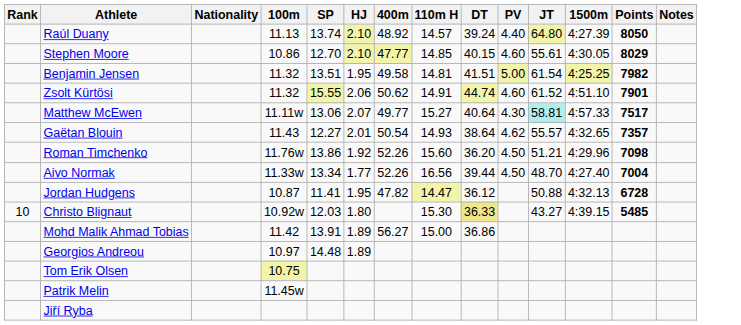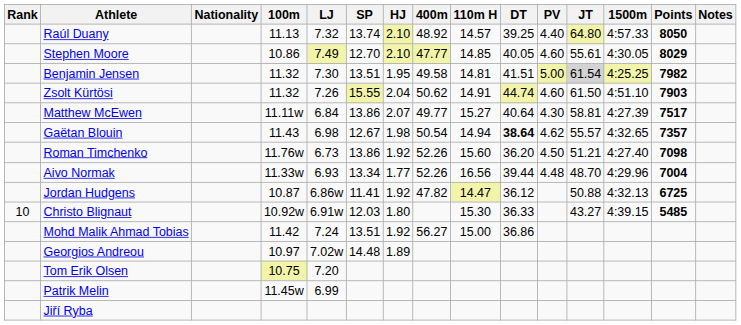+ column: (327, 14)
(480, 34) 39.24 -> (519, 34) 39.25
(589, 34) 4:27.39 -> (628, 34) 4:57.33
(480, 54) 40.15 -> (519, 54) 40.05
(547, 74) no background -> (586, 74) lightgrey background
(359, 93) 2.06 -> (398, 93) 2.04
(547, 93) 61.52 -> (586, 93) 61.50
(634, 93) 7901 -> (673, 93) 7903
(325, 113) 13.06 -> (365, 113) 13.86
(547, 113) paleturquoise background -> (586, 113) no background
(589, 113) 4:57.33 -> (628, 113) 4:27.39
(325, 133) 12.27 -> (365, 133) 12.67
(359, 133) 2.01 -> (398, 133) 1.98
(436, 133) 14.93 -> (475, 133) 14.94
(480, 133) normal -> (519, 133) bold
(589, 153) 4:29.96 -> (628, 153) 4:27.40
(513, 172) 4.50 -> (552, 172) 4.48
(589, 172) 4:27.40 -> (628, 172) 4:29.96
(359, 192) 1.95 -> (398, 192) 1.92
(634, 192) 6728 -> (673, 192) 6725
(480, 212) khaki background -> (519, 212) no background
(325, 232) 13.91 -> (365, 232) 13.51
(359, 232) 1.89 -> (398, 232) 1.92
